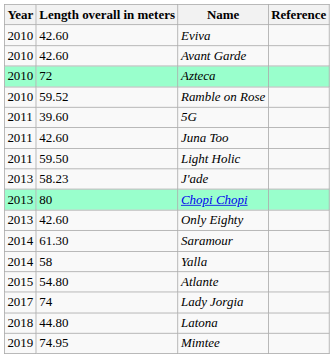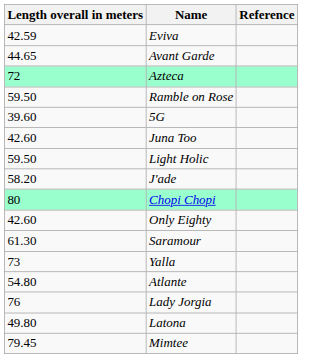- column: (20, 14)
(54, 35) 42.60 -> (22, 35) 42.59
(54, 55) 42.60 -> (22, 55) 44.65
(54, 96) 59.52 -> (22, 96) 59.50
(54, 179) 58.23 -> (22, 179) 58.20
(46, 261) 58 -> (14, 261) 73
(46, 302) 74 -> (14, 302) 76
(54, 323) 44.80 -> (22, 323) 49.80
(54, 343) 74.95 -> (22, 343) 79.45
